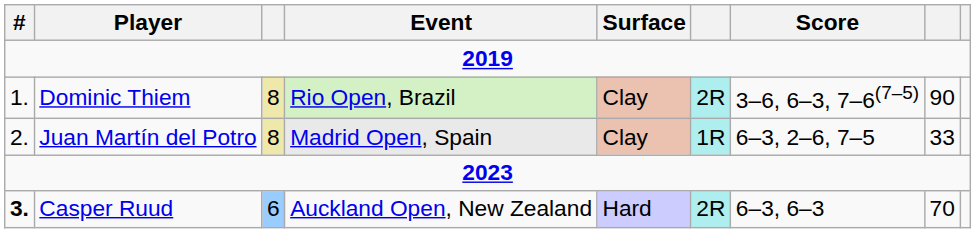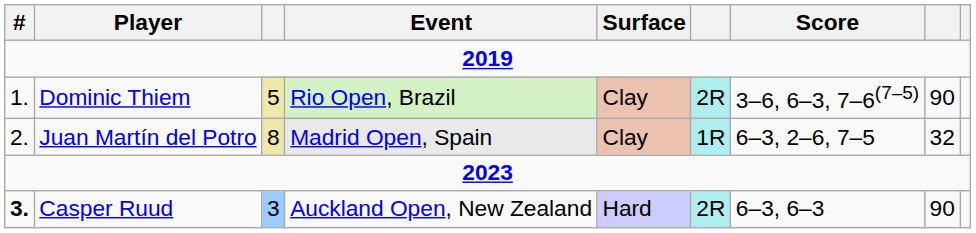(273, 97) 8 -> (273, 97) 5
(942, 136) 33 -> (942, 136) 32
(273, 208) 6 -> (273, 208) 3
(942, 208) 70 -> (942, 208) 90
